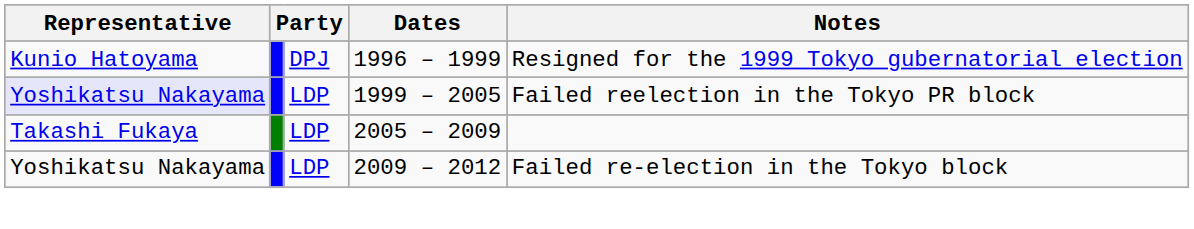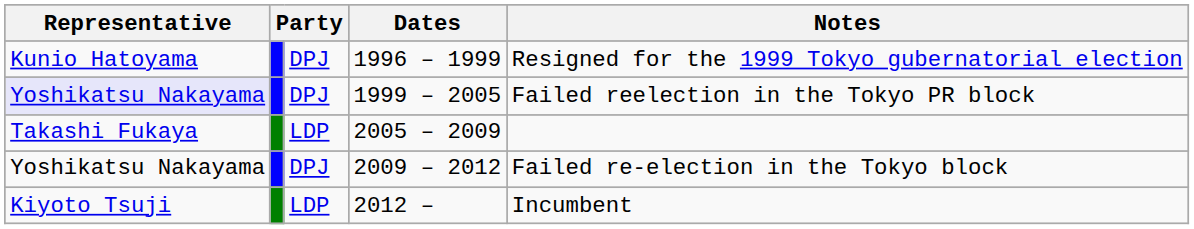(309, 96) LDP -> (309, 96) DPJ
(309, 169) LDP -> (309, 169) DPJ
+ row: (394, 205)
